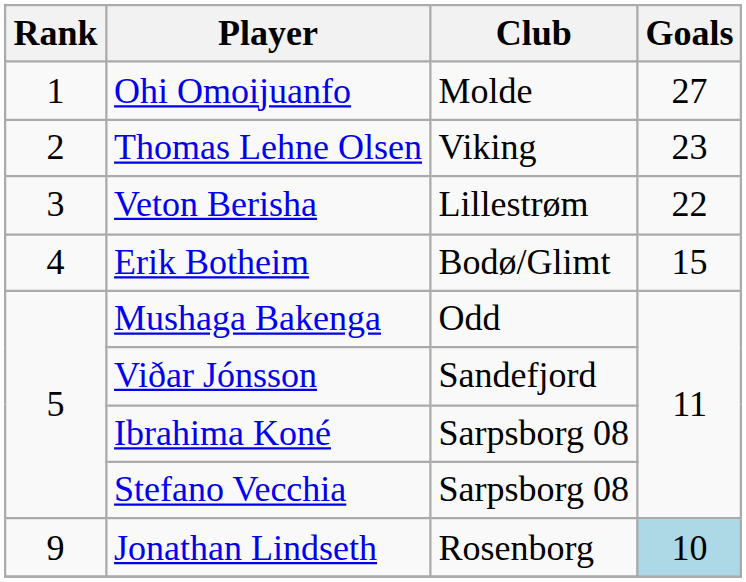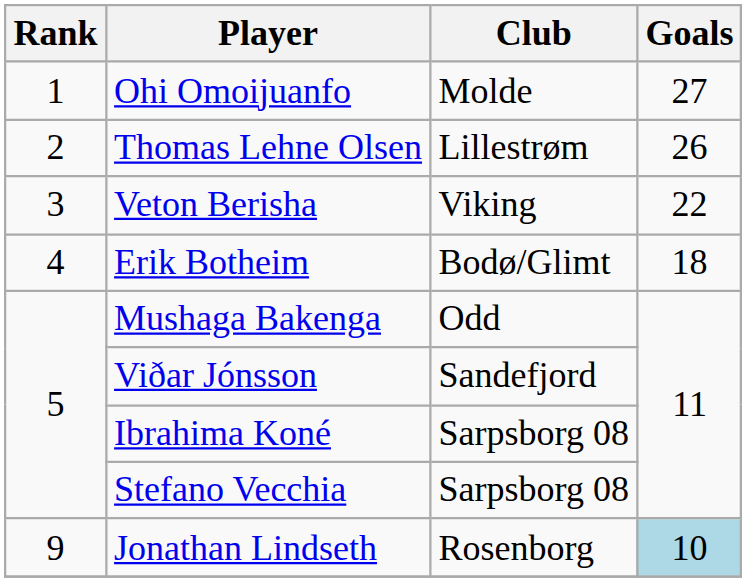(488, 147) Viking -> (514, 147) Lillestrøm
(690, 147) 23 -> (690, 147) 26
(514, 204) Lillestrøm -> (488, 204) Viking
(690, 261) 15 -> (690, 261) 18
